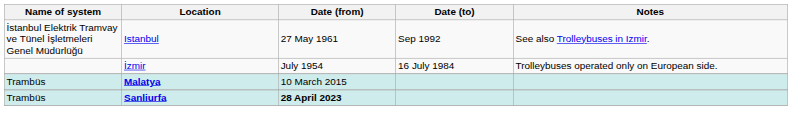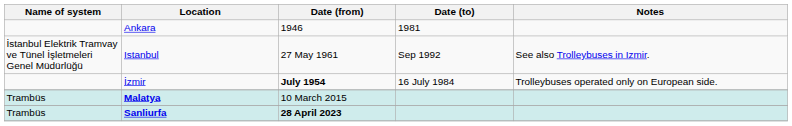+ row: (140, 28)
(302, 66) normal -> (303, 81) bold
